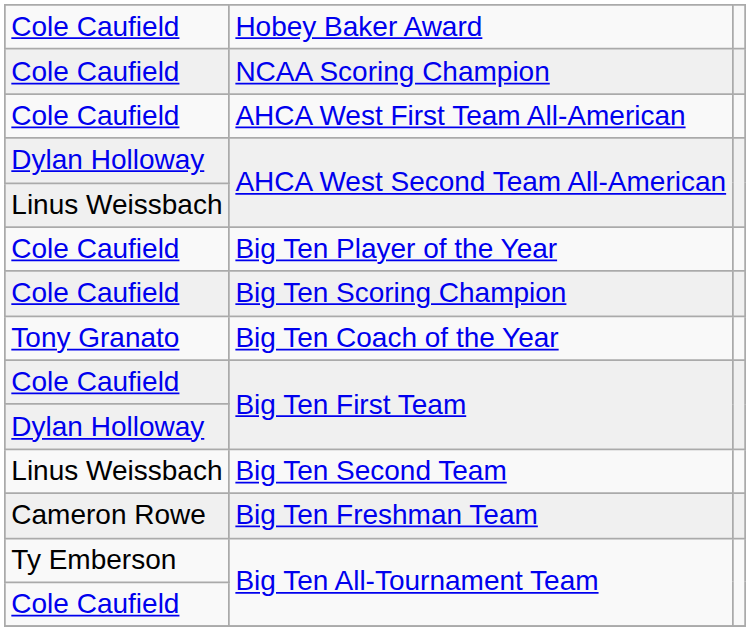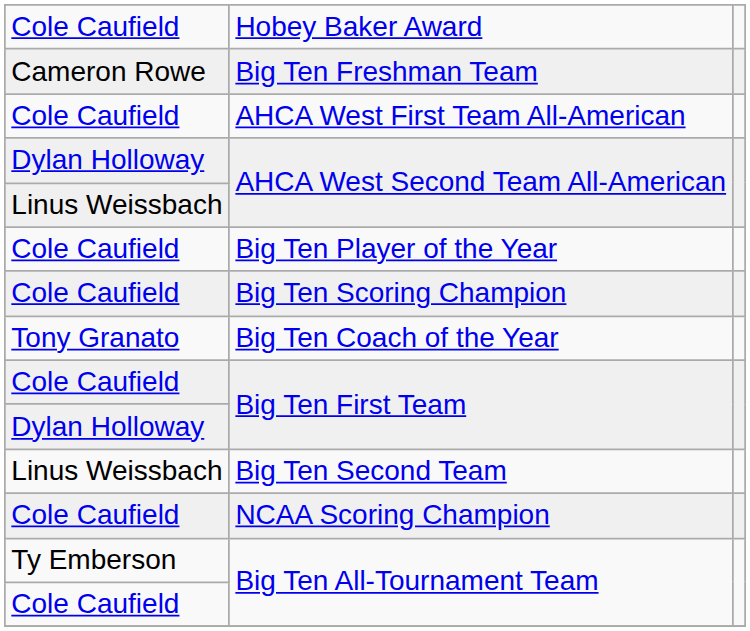rows swapped: (95, 71) <-> (109, 515)
